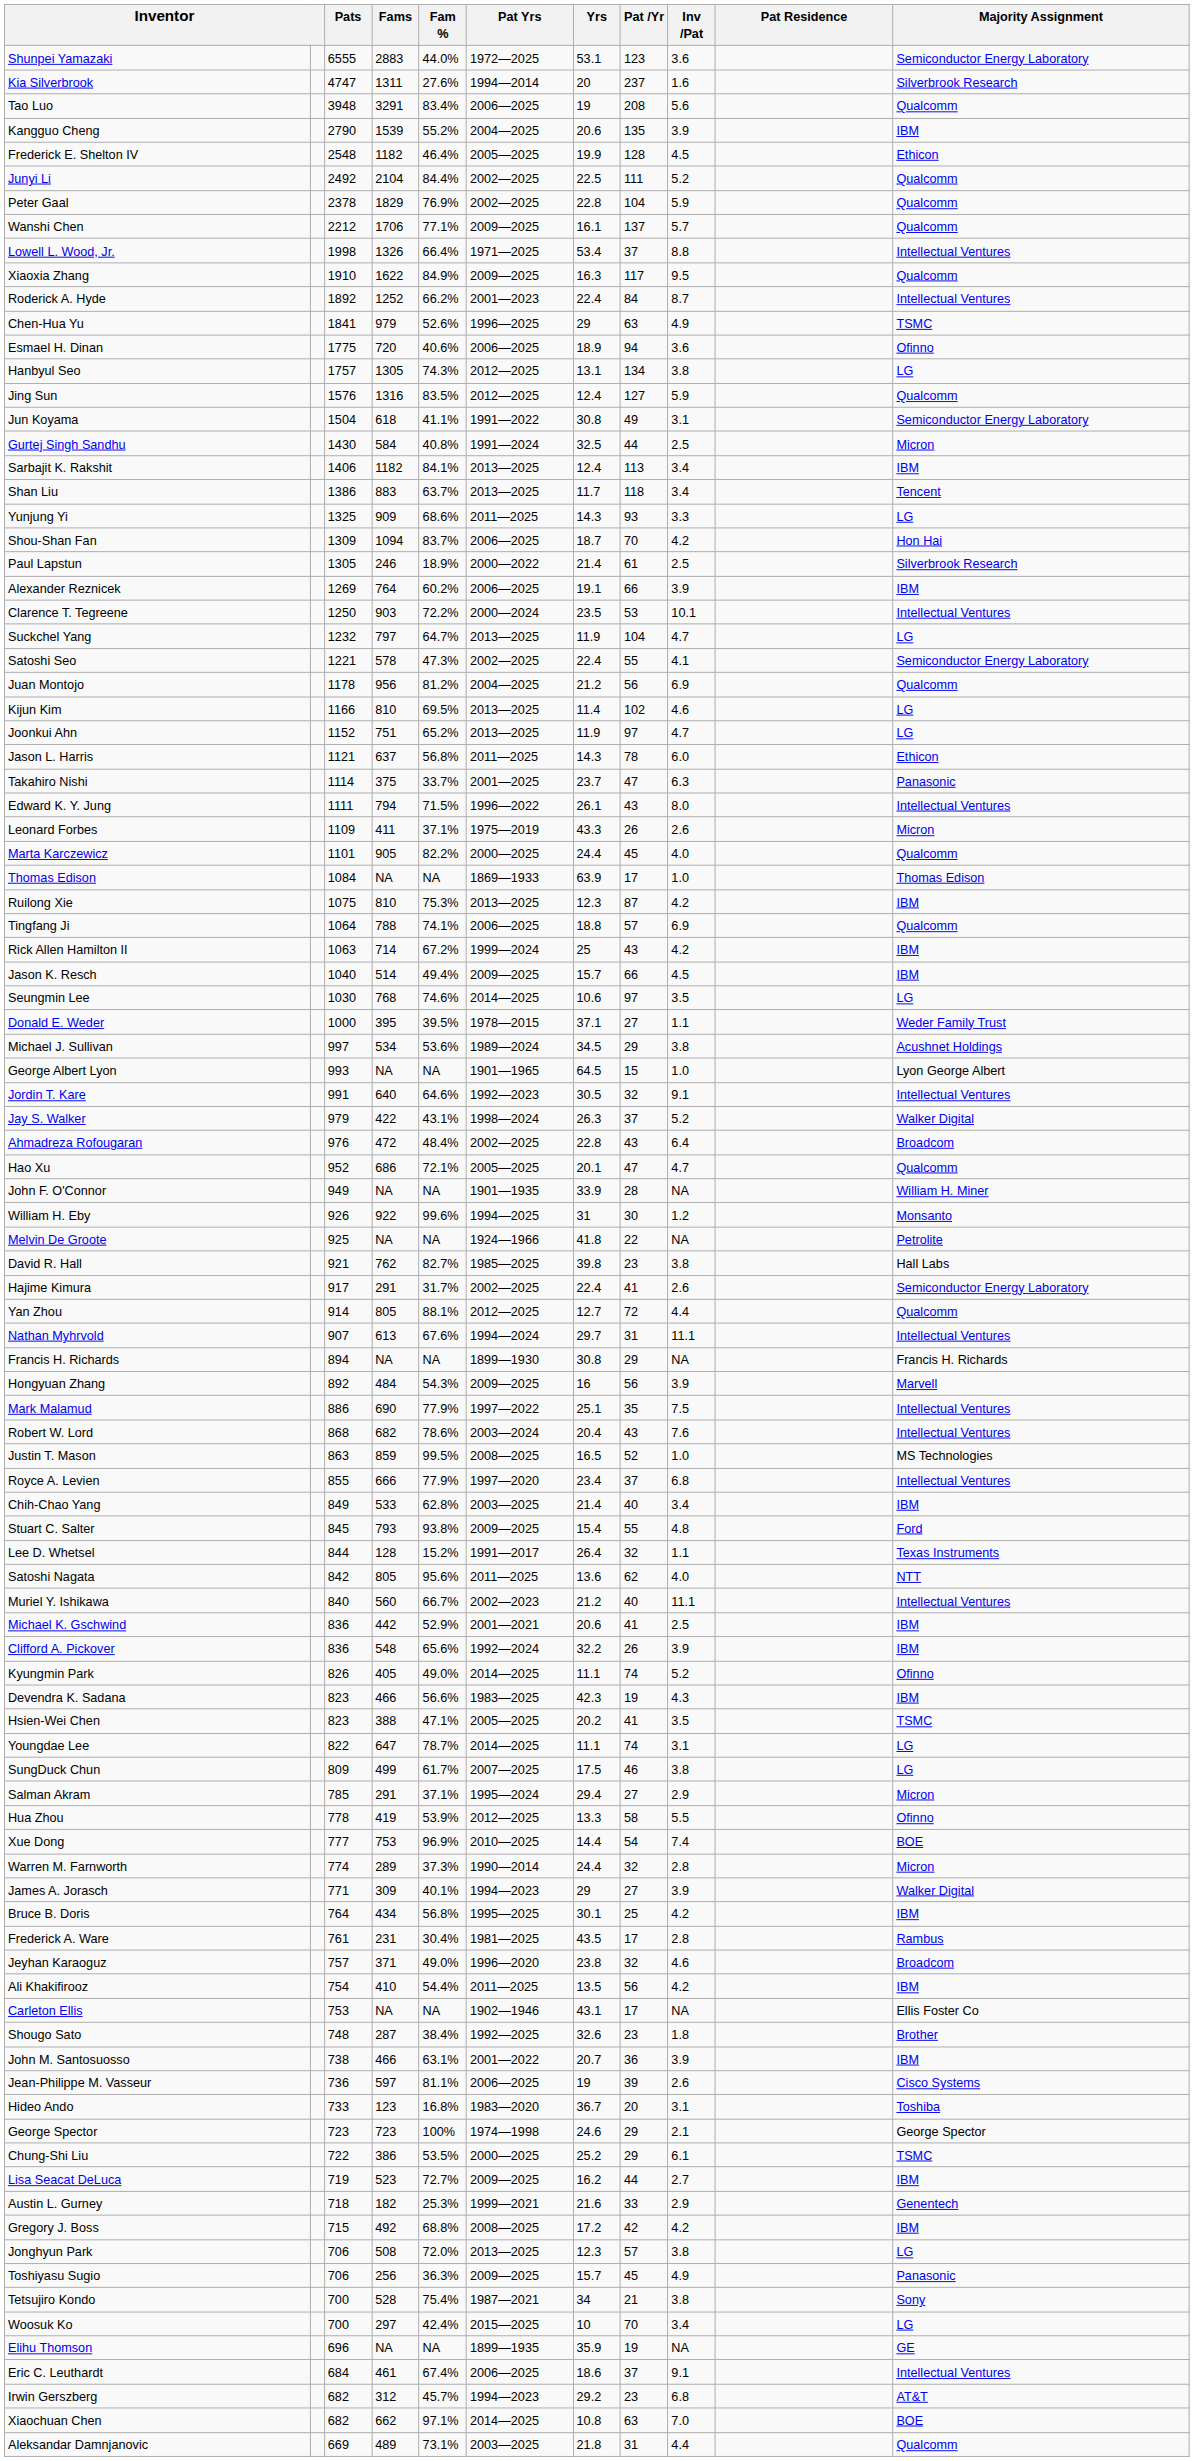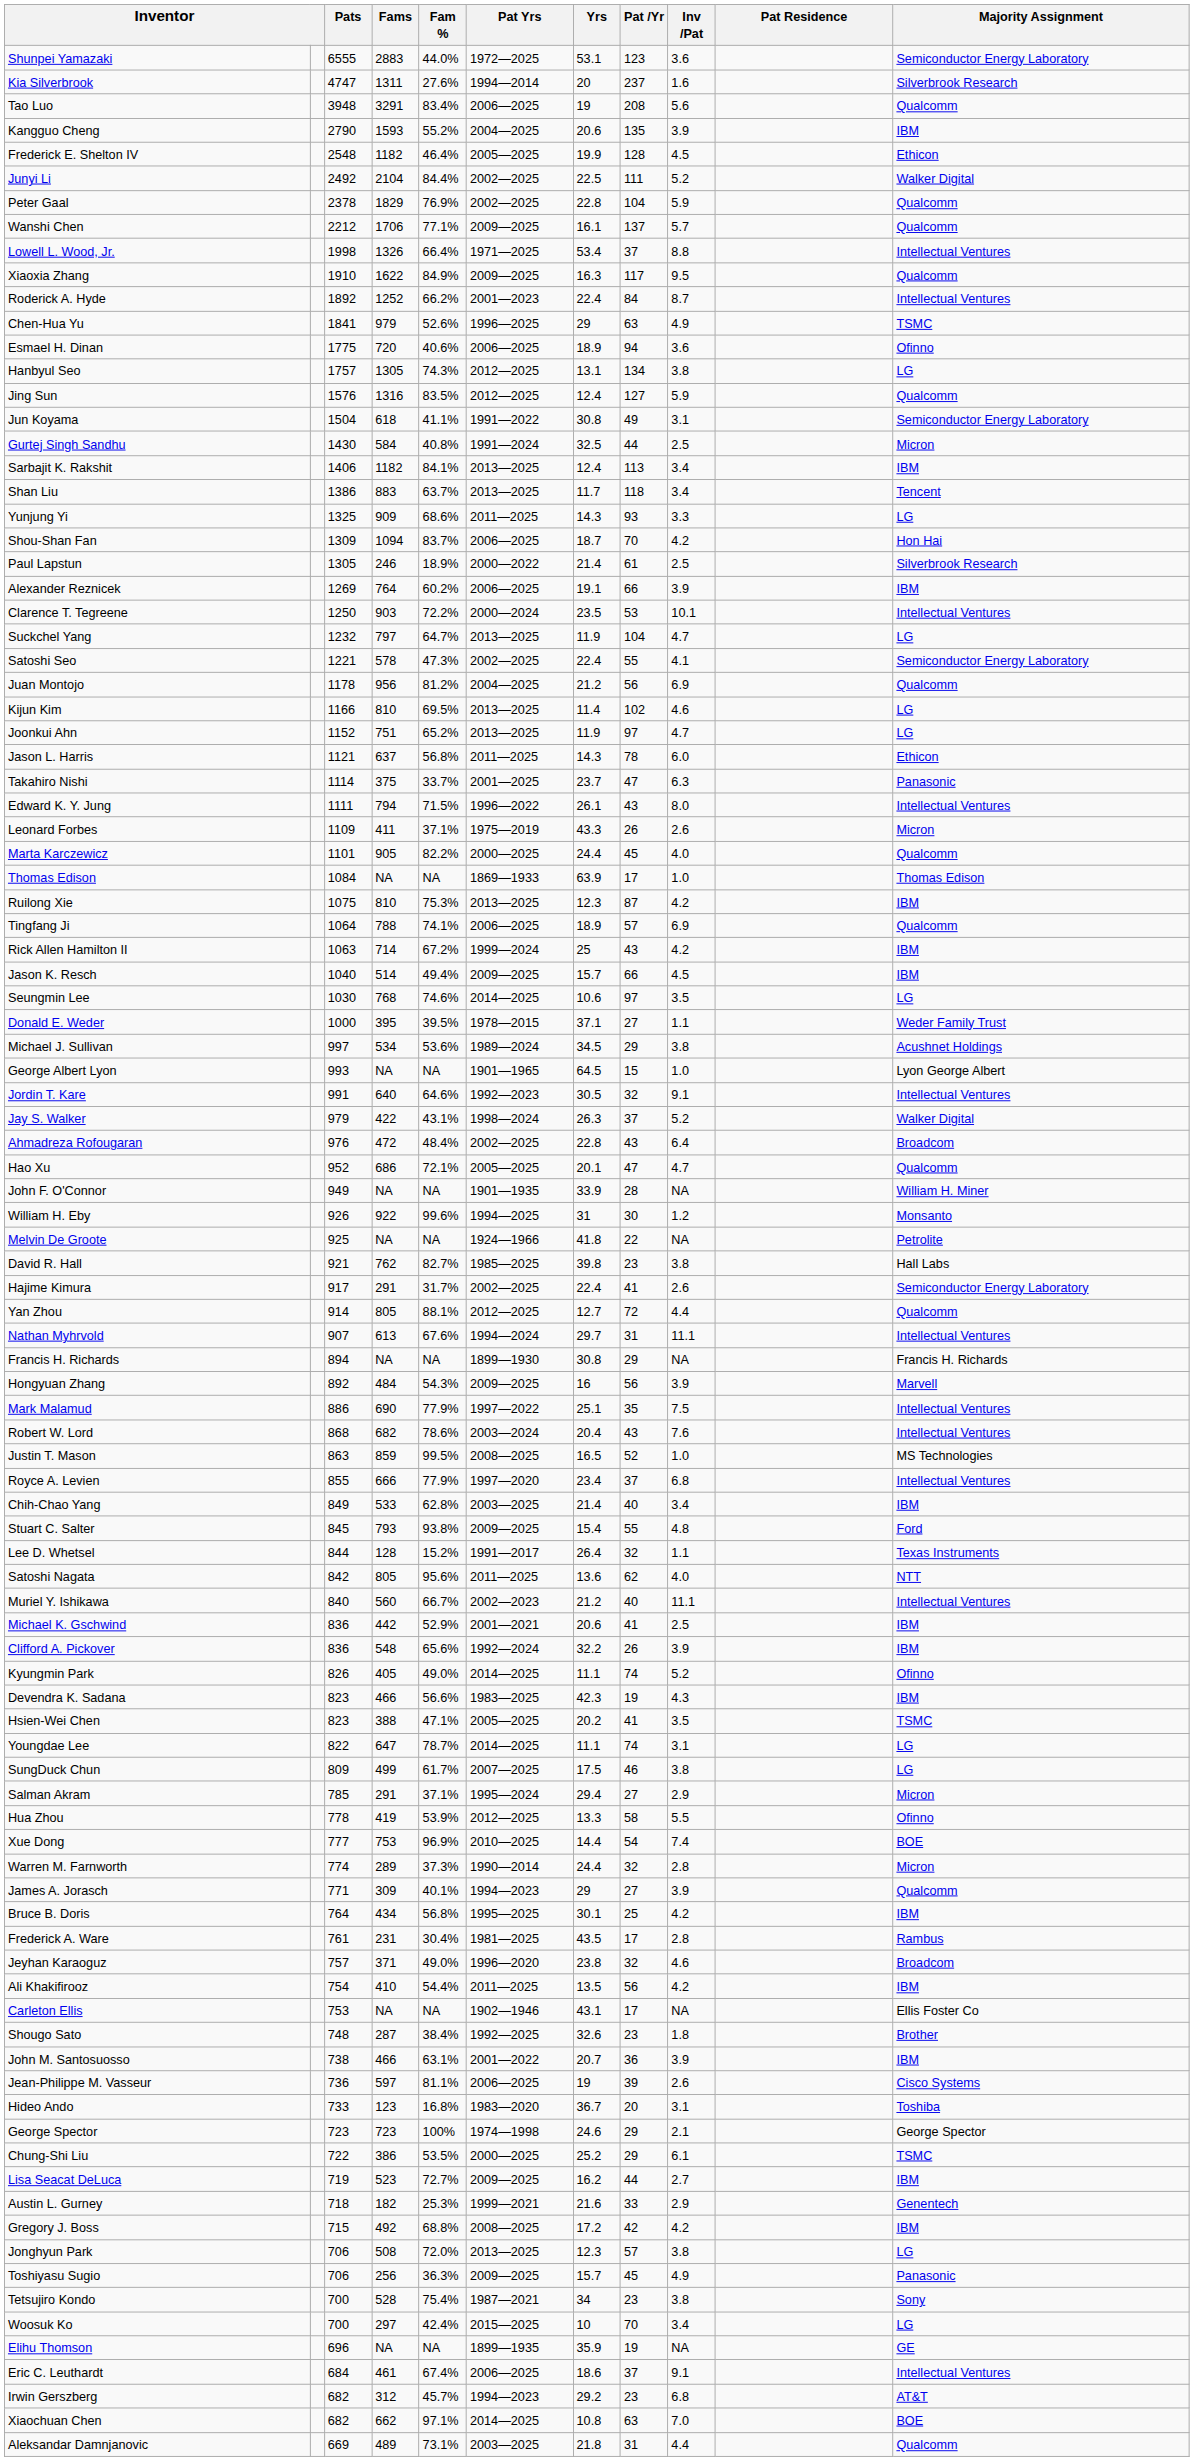(389, 131) 1539 -> (389, 131) 1593
(927, 179) Qualcomm -> (935, 179) Walker Digital
(589, 926) 18.8 -> (589, 926) 18.9
(935, 1890) Walker Digital -> (927, 1890) Qualcomm
(631, 2300) 21 -> (631, 2300) 23
